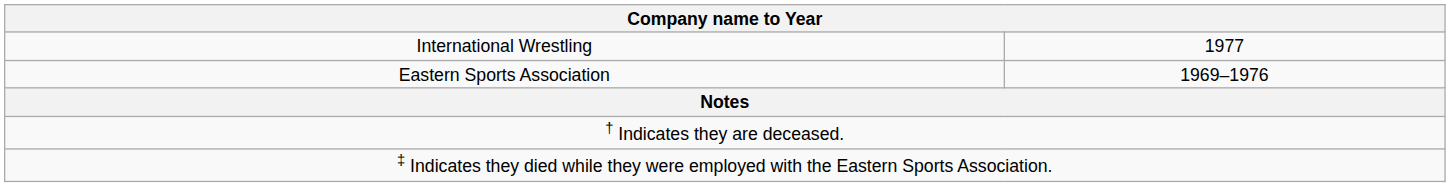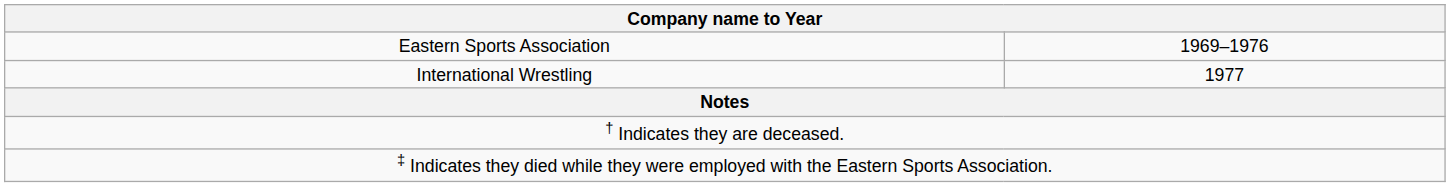rows swapped: (504, 74) <-> (504, 46)
